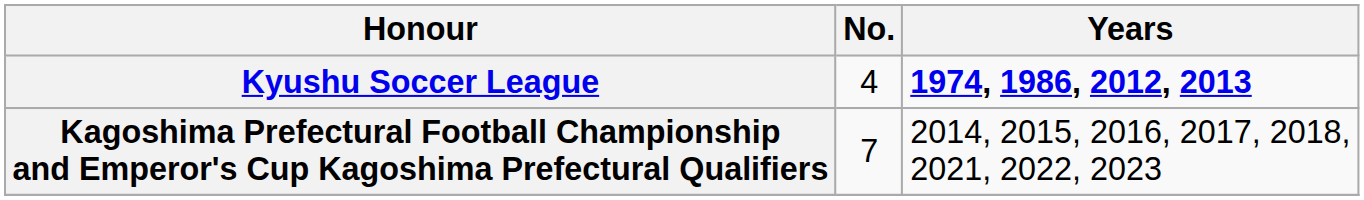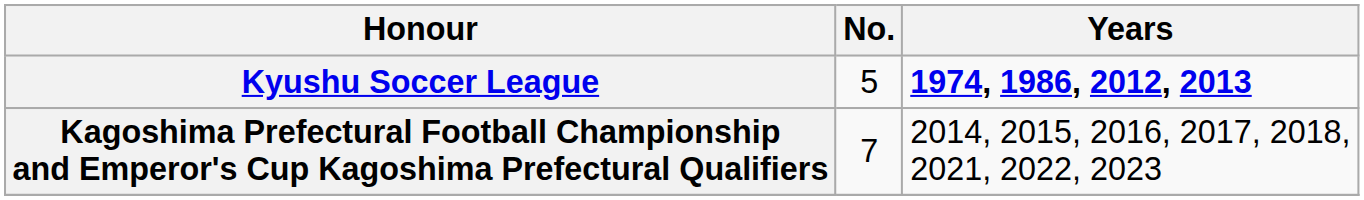(869, 81) 4 -> (869, 81) 5
